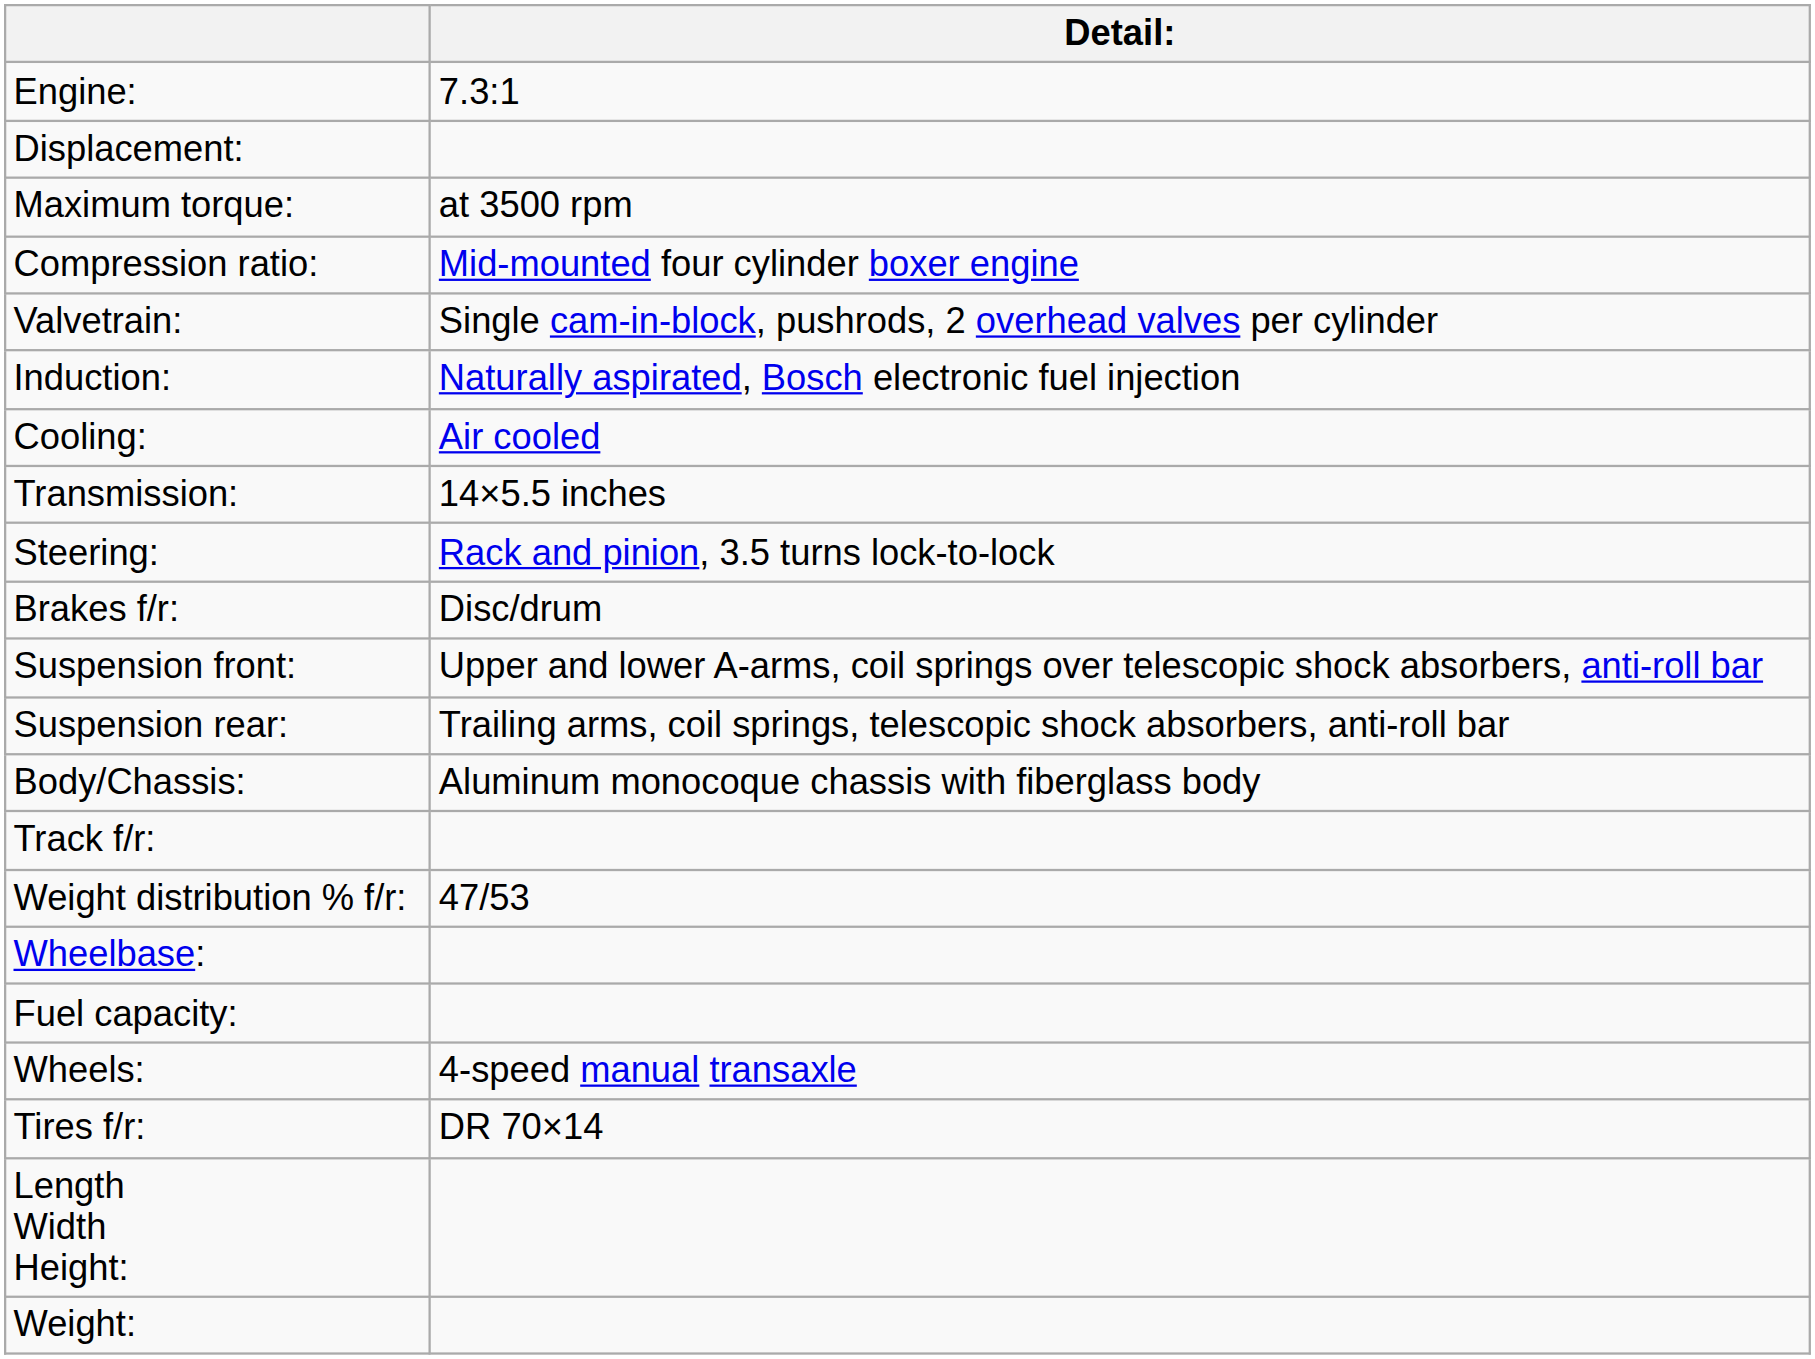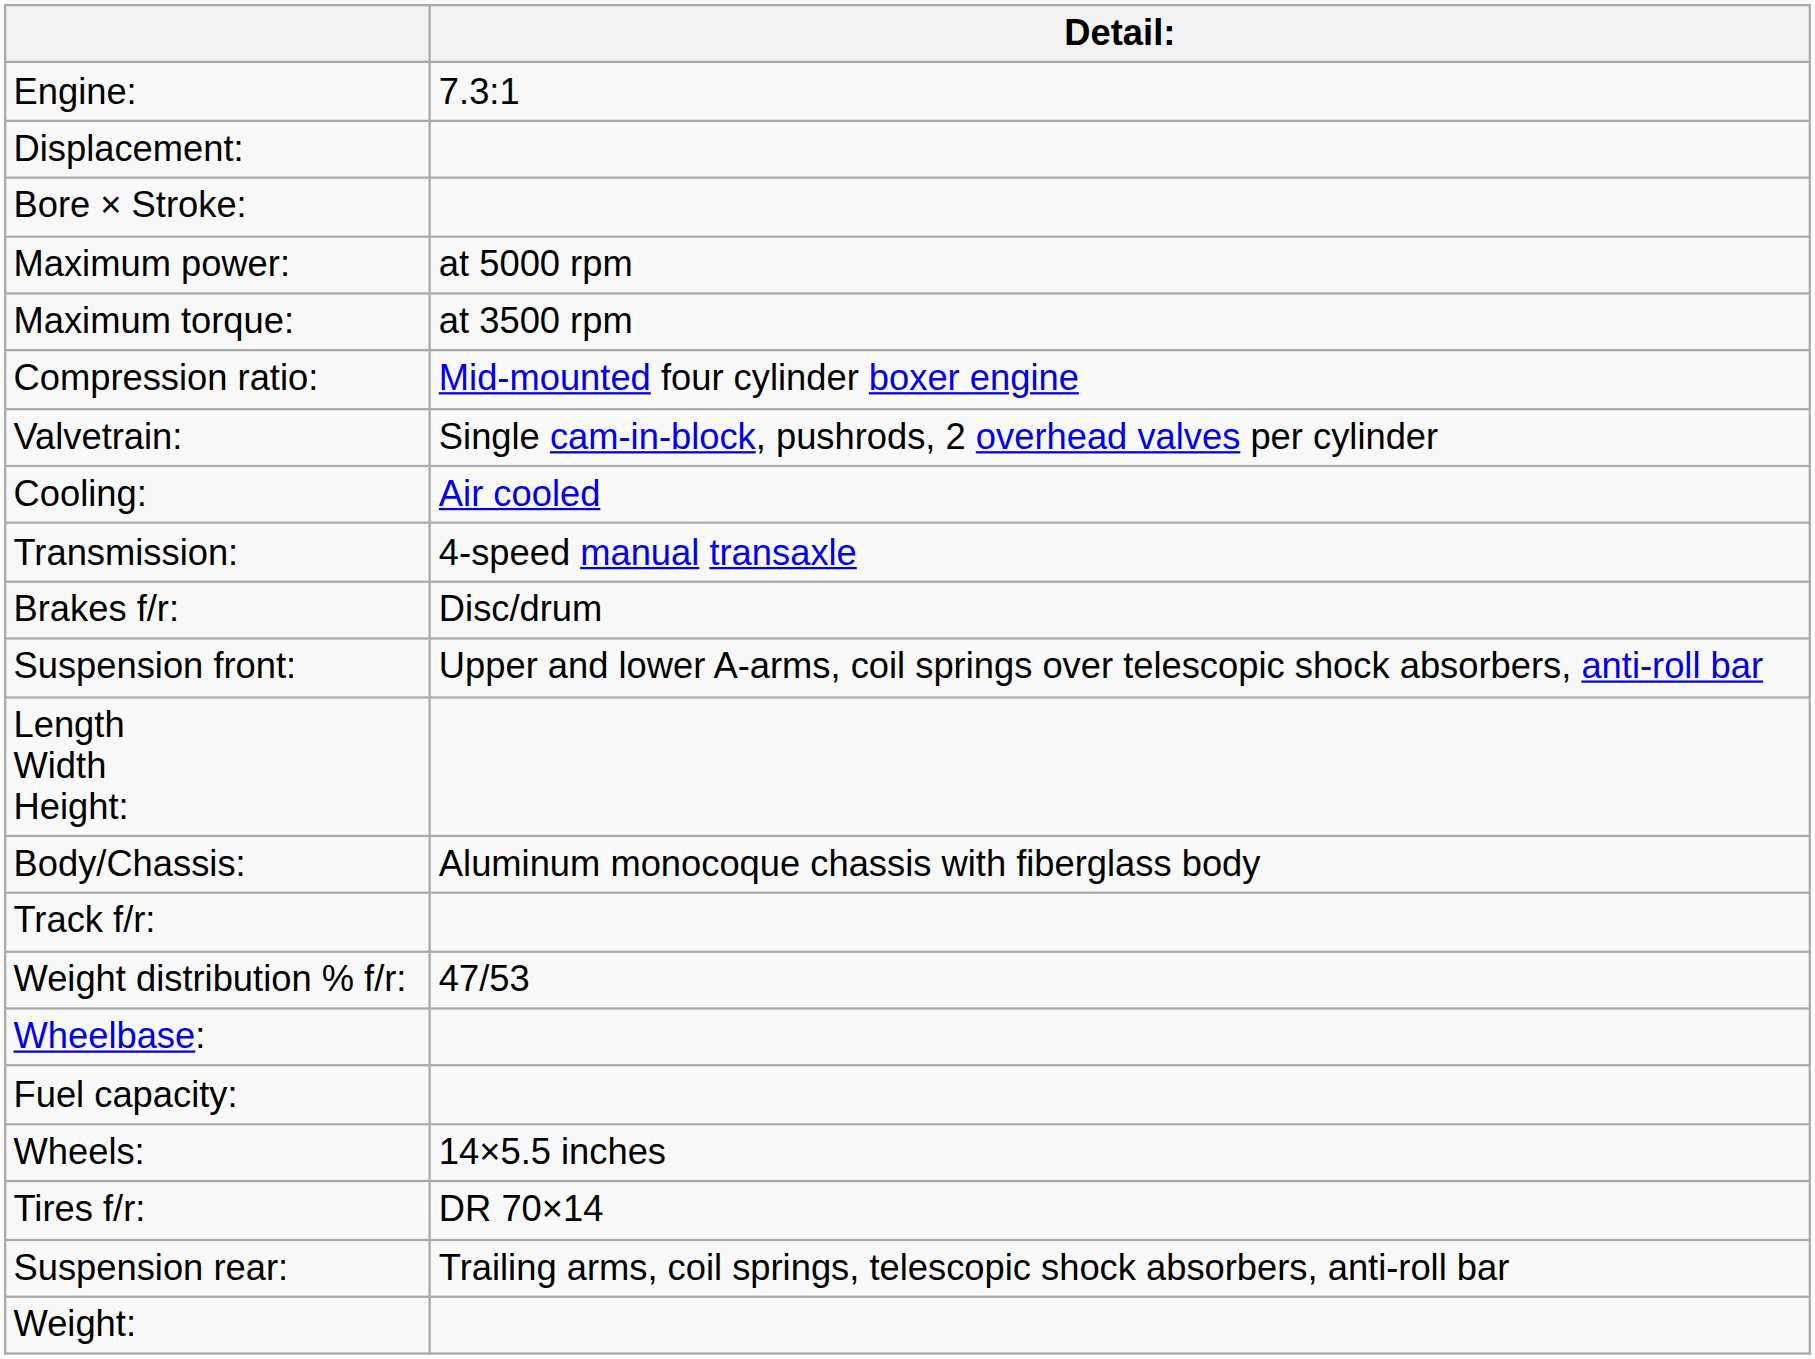+ row: (130, 206)
+ row: (152, 263)
- row: (97, 378)
(552, 494) 14×5.5 inches -> (648, 551) 4-speed manual transaxle
- row: (91, 551)
rows swapped: (151, 724) <-> (71, 1226)
(648, 1070) 4-speed manual transaxle -> (552, 1151) 14×5.5 inches
